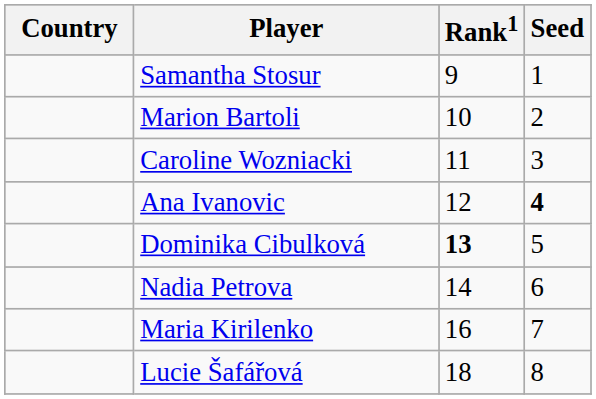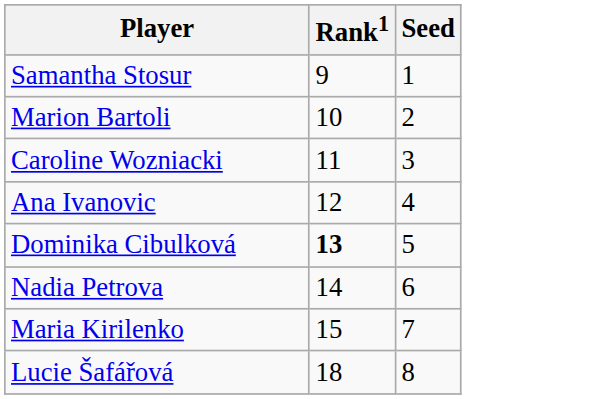- column: (69, 29)
(537, 202) bold -> (408, 202) normal
(458, 329) 16 -> (329, 329) 15
